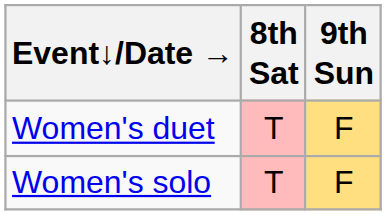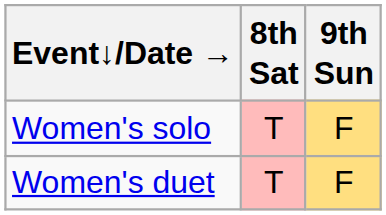rows swapped: (112, 182) <-> (113, 127)
